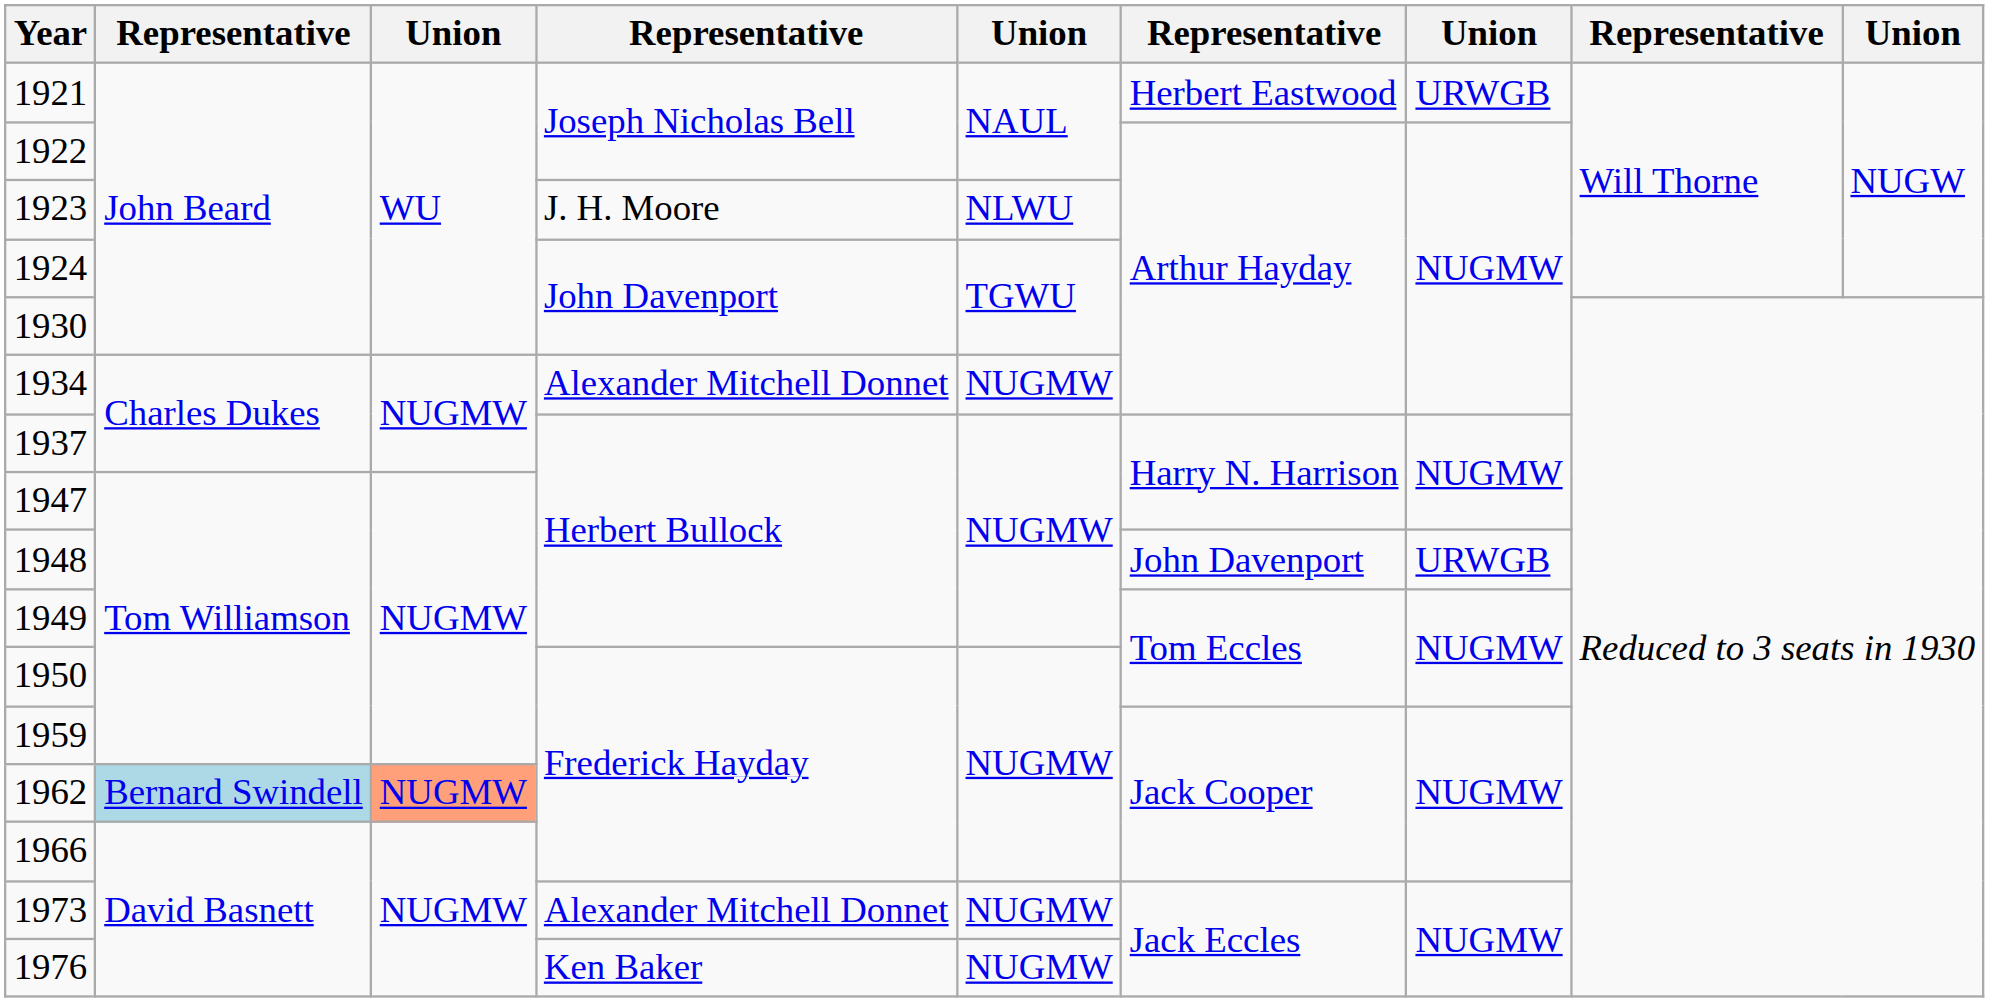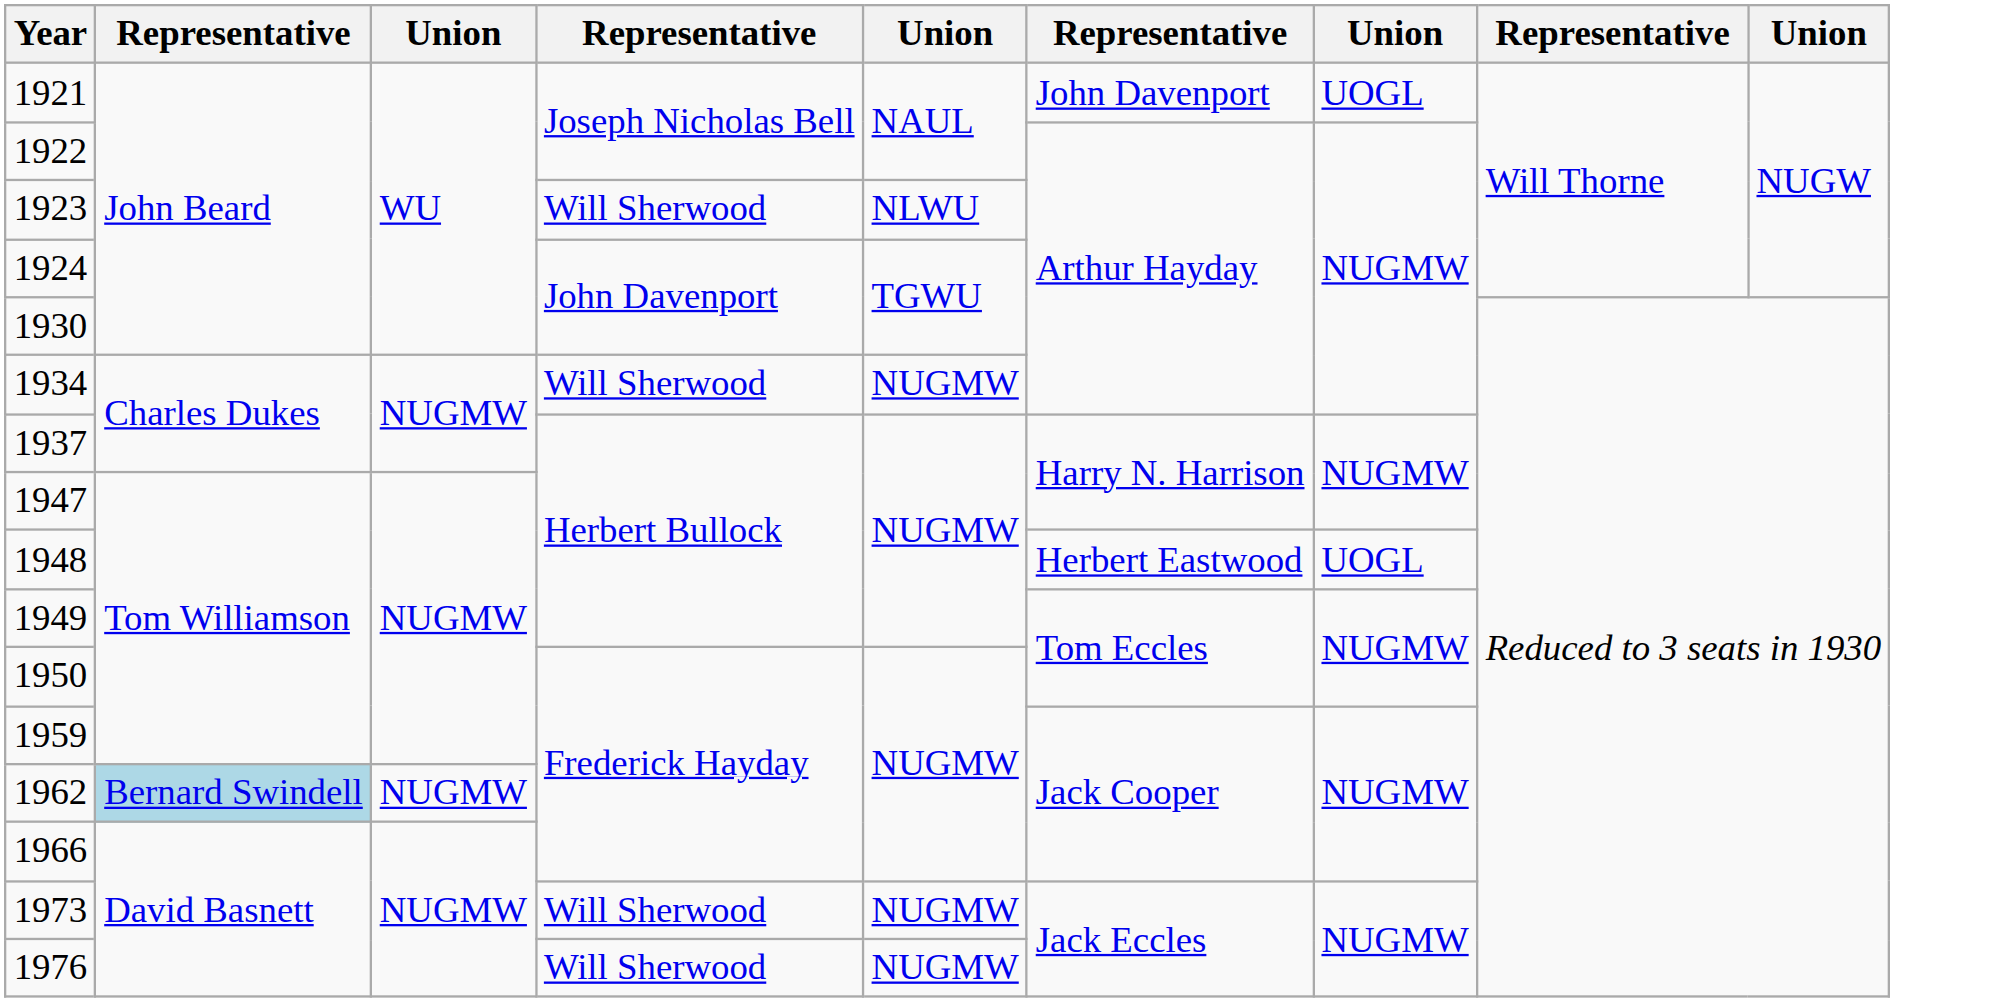(1263, 92) Herbert Eastwood -> (1153, 92) John Davenport
(1483, 92) URWGB -> (1373, 92) UOGL
(632, 208) J. H. Moore -> (655, 208) Will Sherwood
(746, 383) Alexander Mitchell Donnet -> (655, 383) Will Sherwood
(1247, 558) John Davenport -> (1169, 558) Herbert Eastwood
(1483, 558) URWGB -> (1373, 558) UOGL
(453, 792) lightsalmon background -> (453, 792) no background
(746, 909) Alexander Mitchell Donnet -> (655, 909) Will Sherwood
(623, 967) Ken Baker -> (655, 967) Will Sherwood
